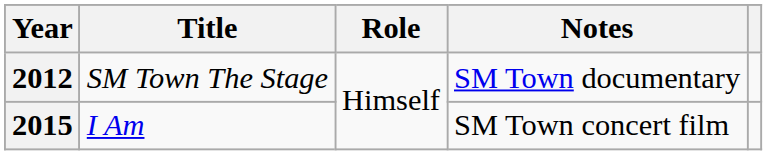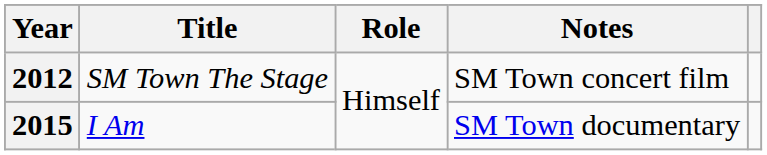(597, 76) SM Town documentary -> (592, 76) SM Town concert film
(592, 125) SM Town concert film -> (597, 125) SM Town documentary
